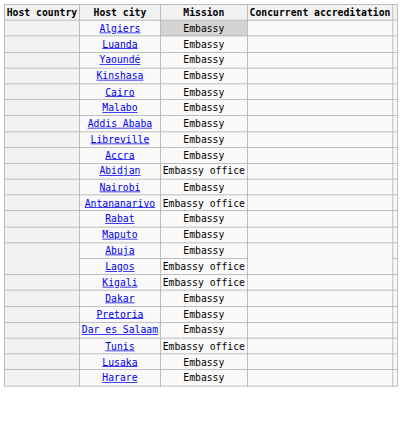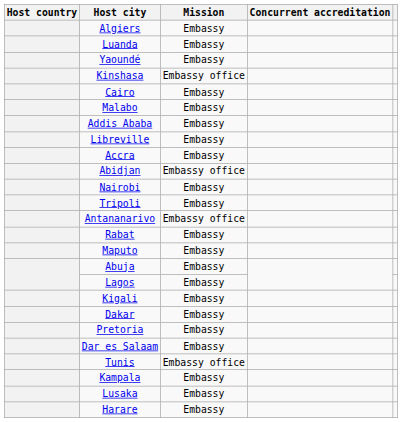(204, 28) lightgrey background -> (204, 28) no background
(204, 76) Embassy -> (204, 76) Embassy office
+ row: (120, 203)
(204, 267) Embassy office -> (204, 282) Embassy
(204, 282) Embassy office -> (204, 298) Embassy
+ row: (120, 378)
